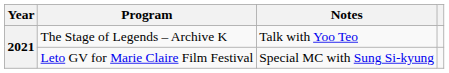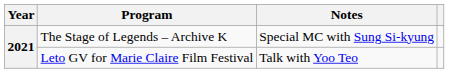(309, 36) Talk with Yoo Teo -> (347, 36) Special MC with Sung Si-kyung
(347, 57) Special MC with Sung Si-kyung -> (309, 57) Talk with Yoo Teo
